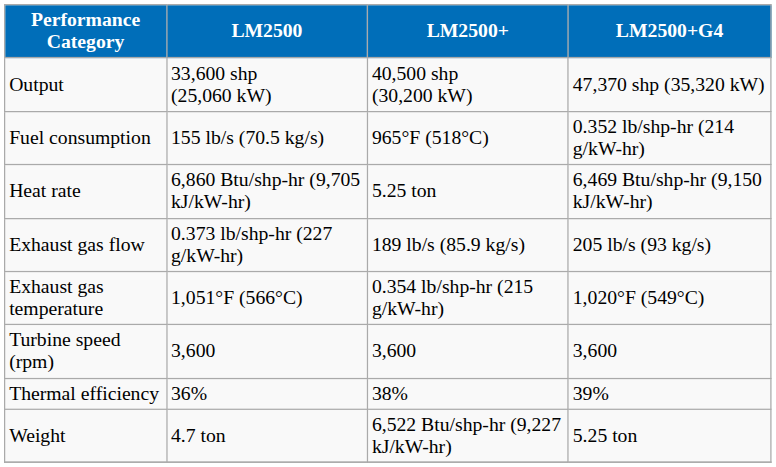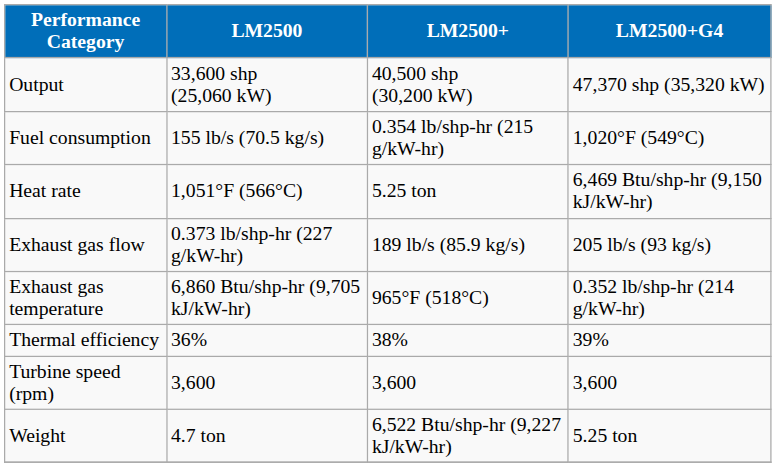(430, 137) 965°F (518°C) -> (453, 137) 0.354 lb/shp-hr (215 g/kW-hr)
(653, 137) 0.352 lb/shp-hr (214 g/kW-hr) -> (639, 137) 1,020°F (549°C)
(266, 191) 6,860 Btu/shp-hr (9,705 kJ/kW-hr) -> (237, 191) 1,051°F (566°C)
(237, 297) 1,051°F (566°C) -> (266, 297) 6,860 Btu/shp-hr (9,705 kJ/kW-hr)
(453, 297) 0.354 lb/shp-hr (215 g/kW-hr) -> (430, 297) 965°F (518°C)
(639, 297) 1,020°F (549°C) -> (653, 297) 0.352 lb/shp-hr (214 g/kW-hr)
rows swapped: (65, 351) <-> (84, 393)
